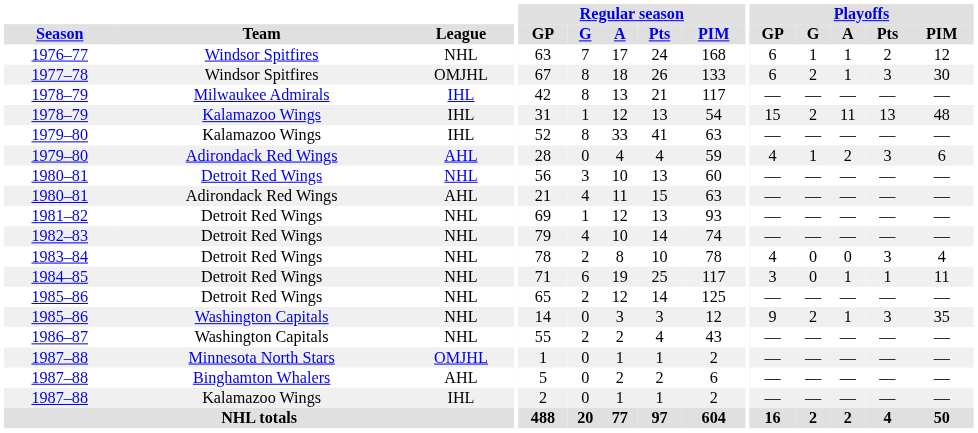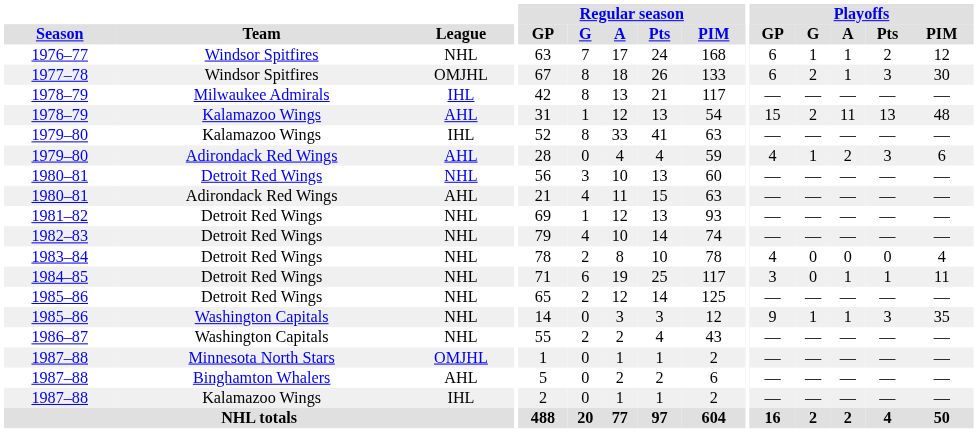(461, 115) IHL -> (461, 115) AHL
(887, 256) 3 -> (887, 256) 0
(813, 317) 2 -> (813, 317) 1
